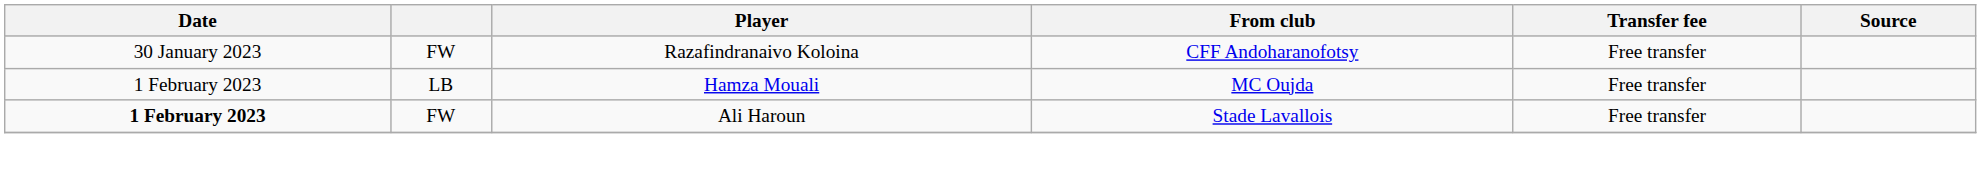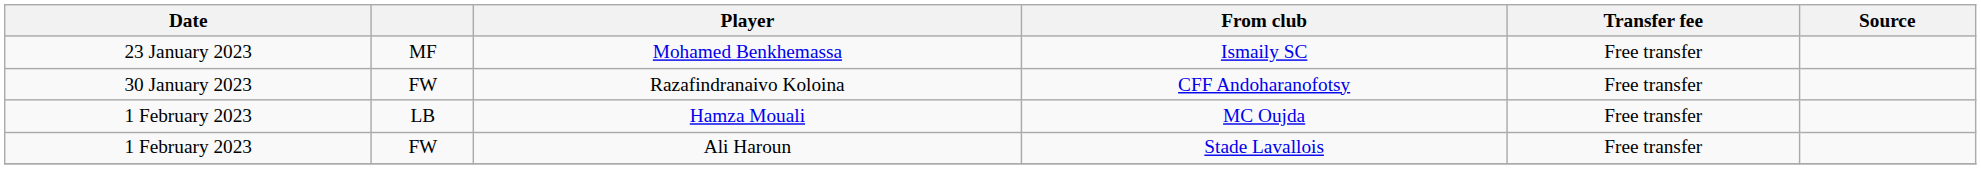+ row: (747, 51)
(197, 115) bold -> (188, 147) normal
